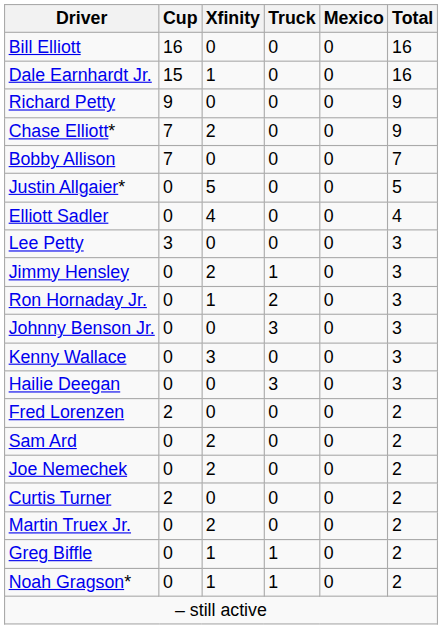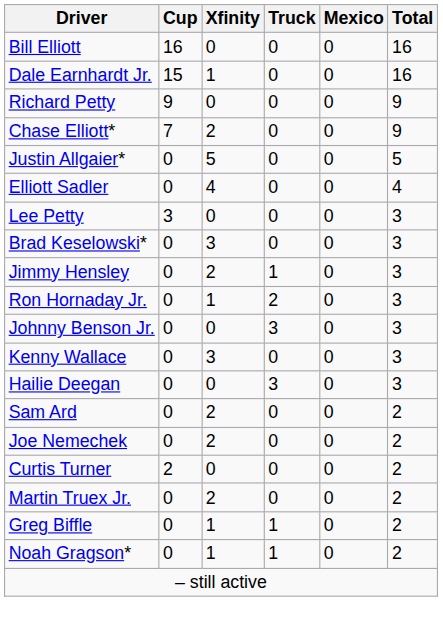- row: (62, 159)
+ row: (78, 243)
- row: (66, 412)
